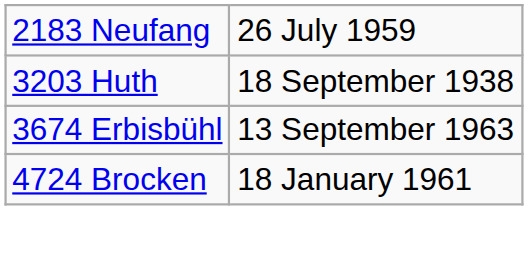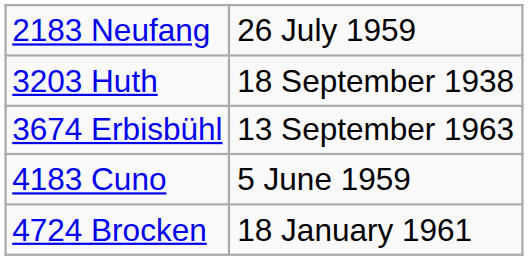+ row: (89, 179)
